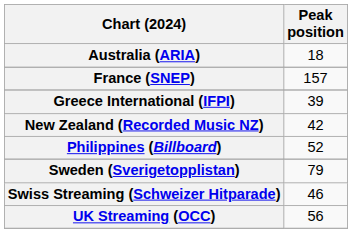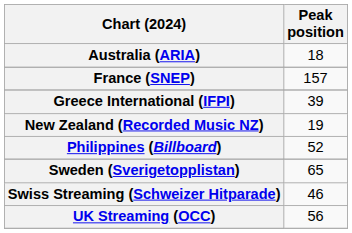(316, 124) 42 -> (316, 124) 19
(316, 170) 79 -> (316, 170) 65
